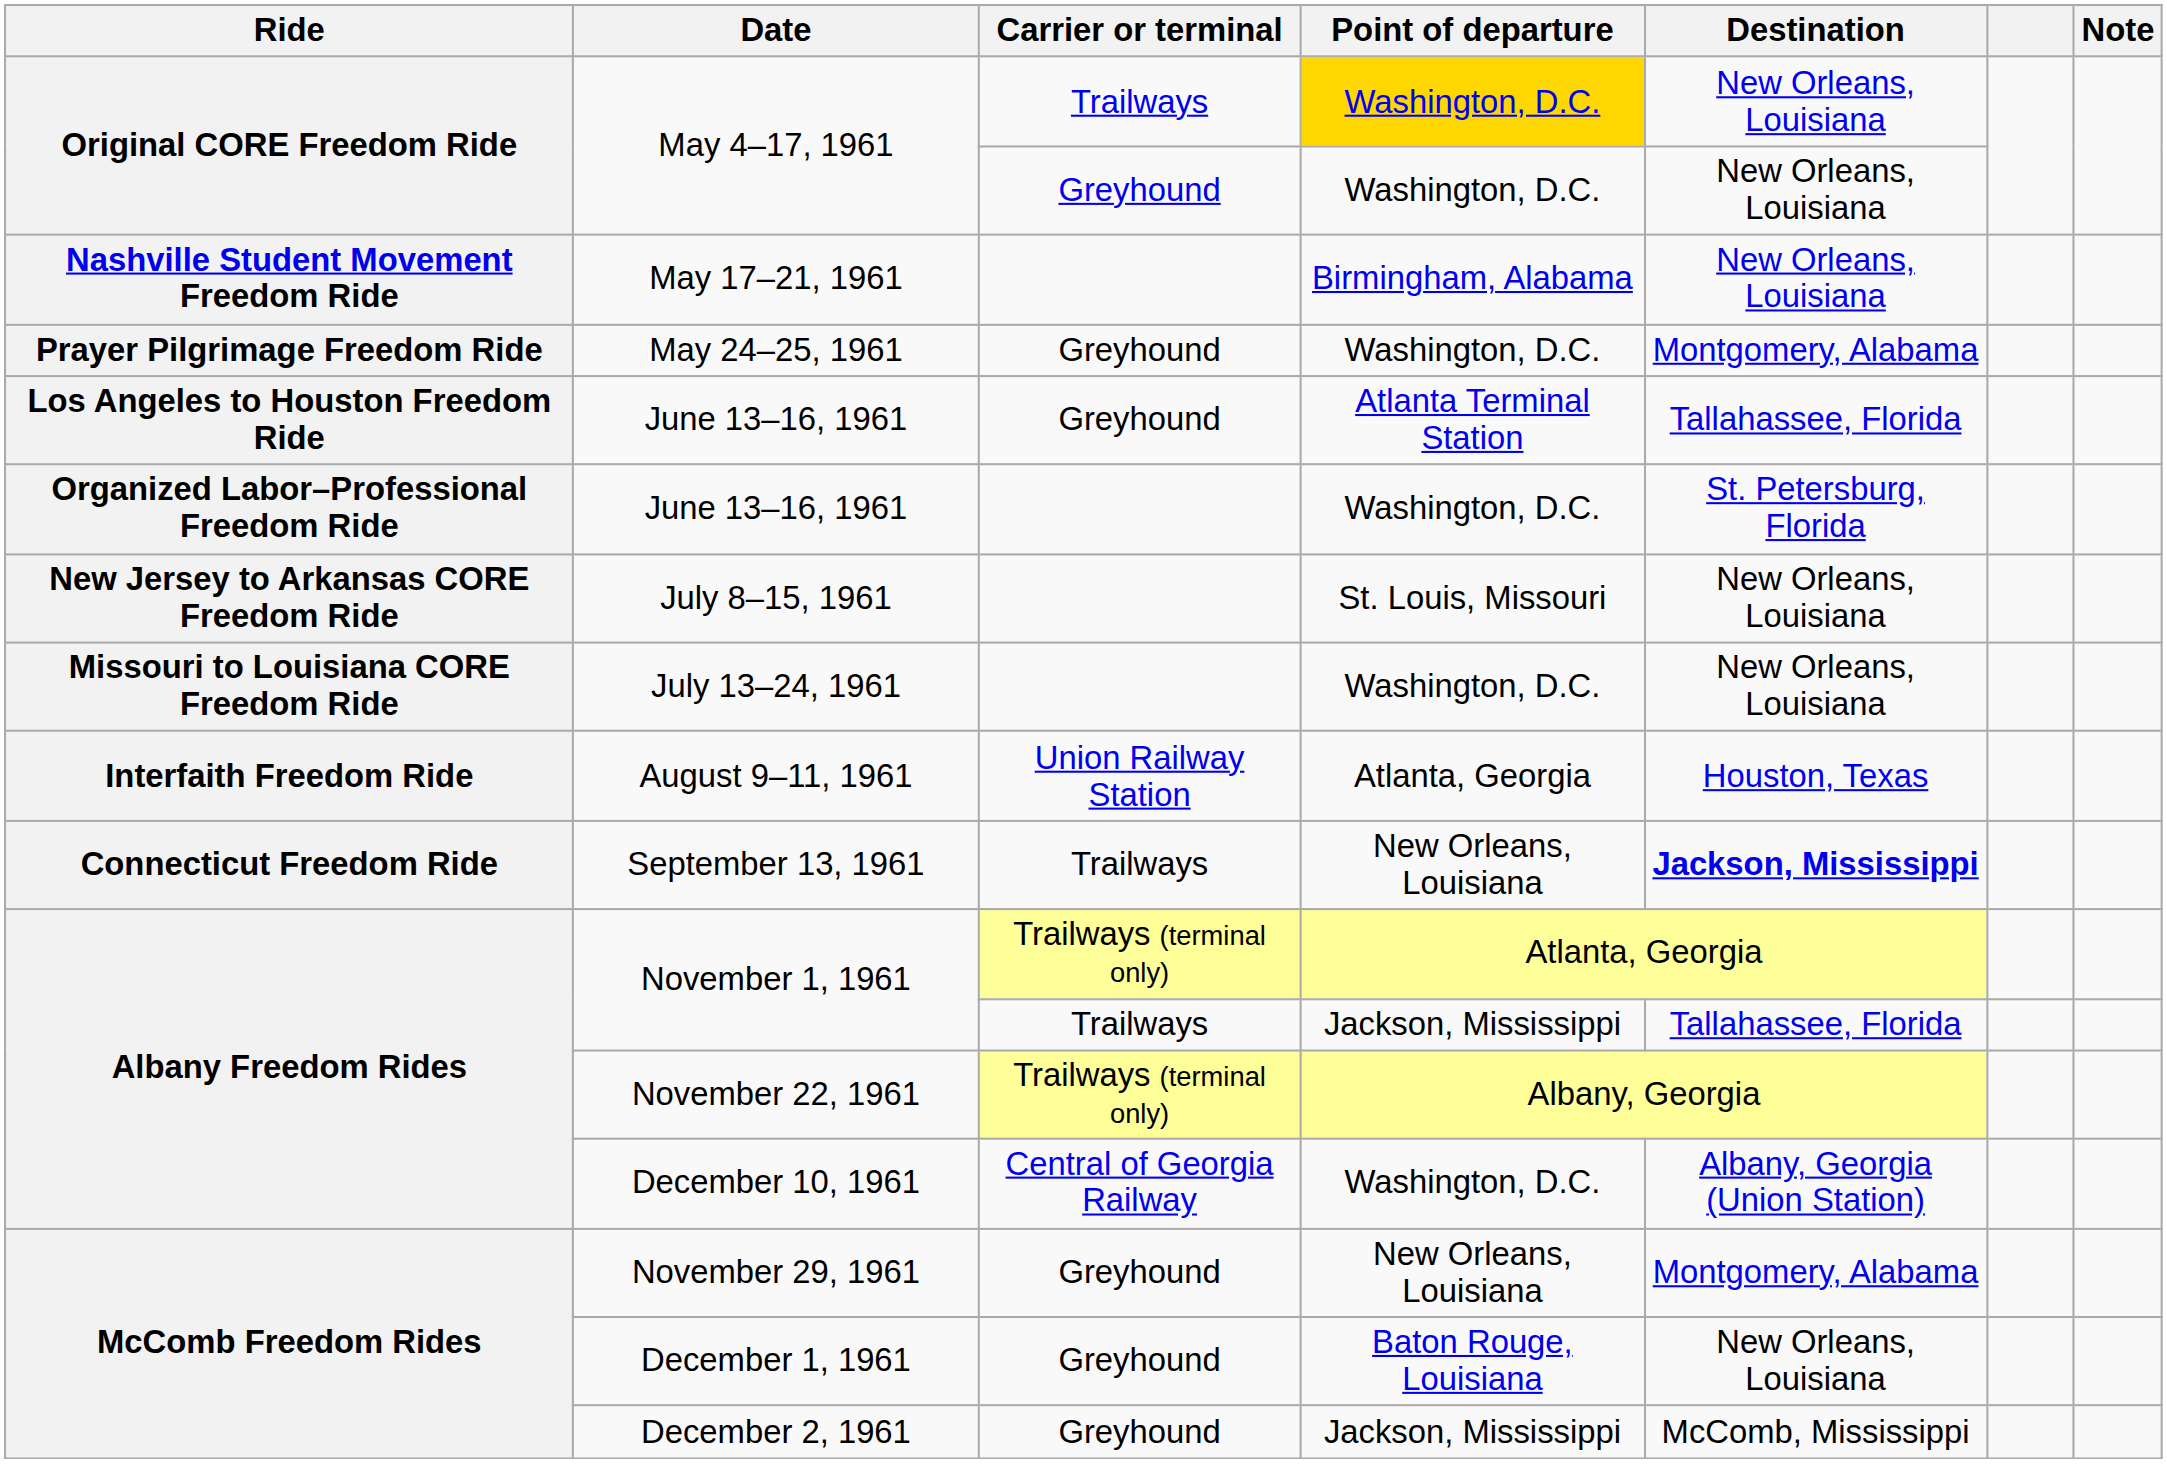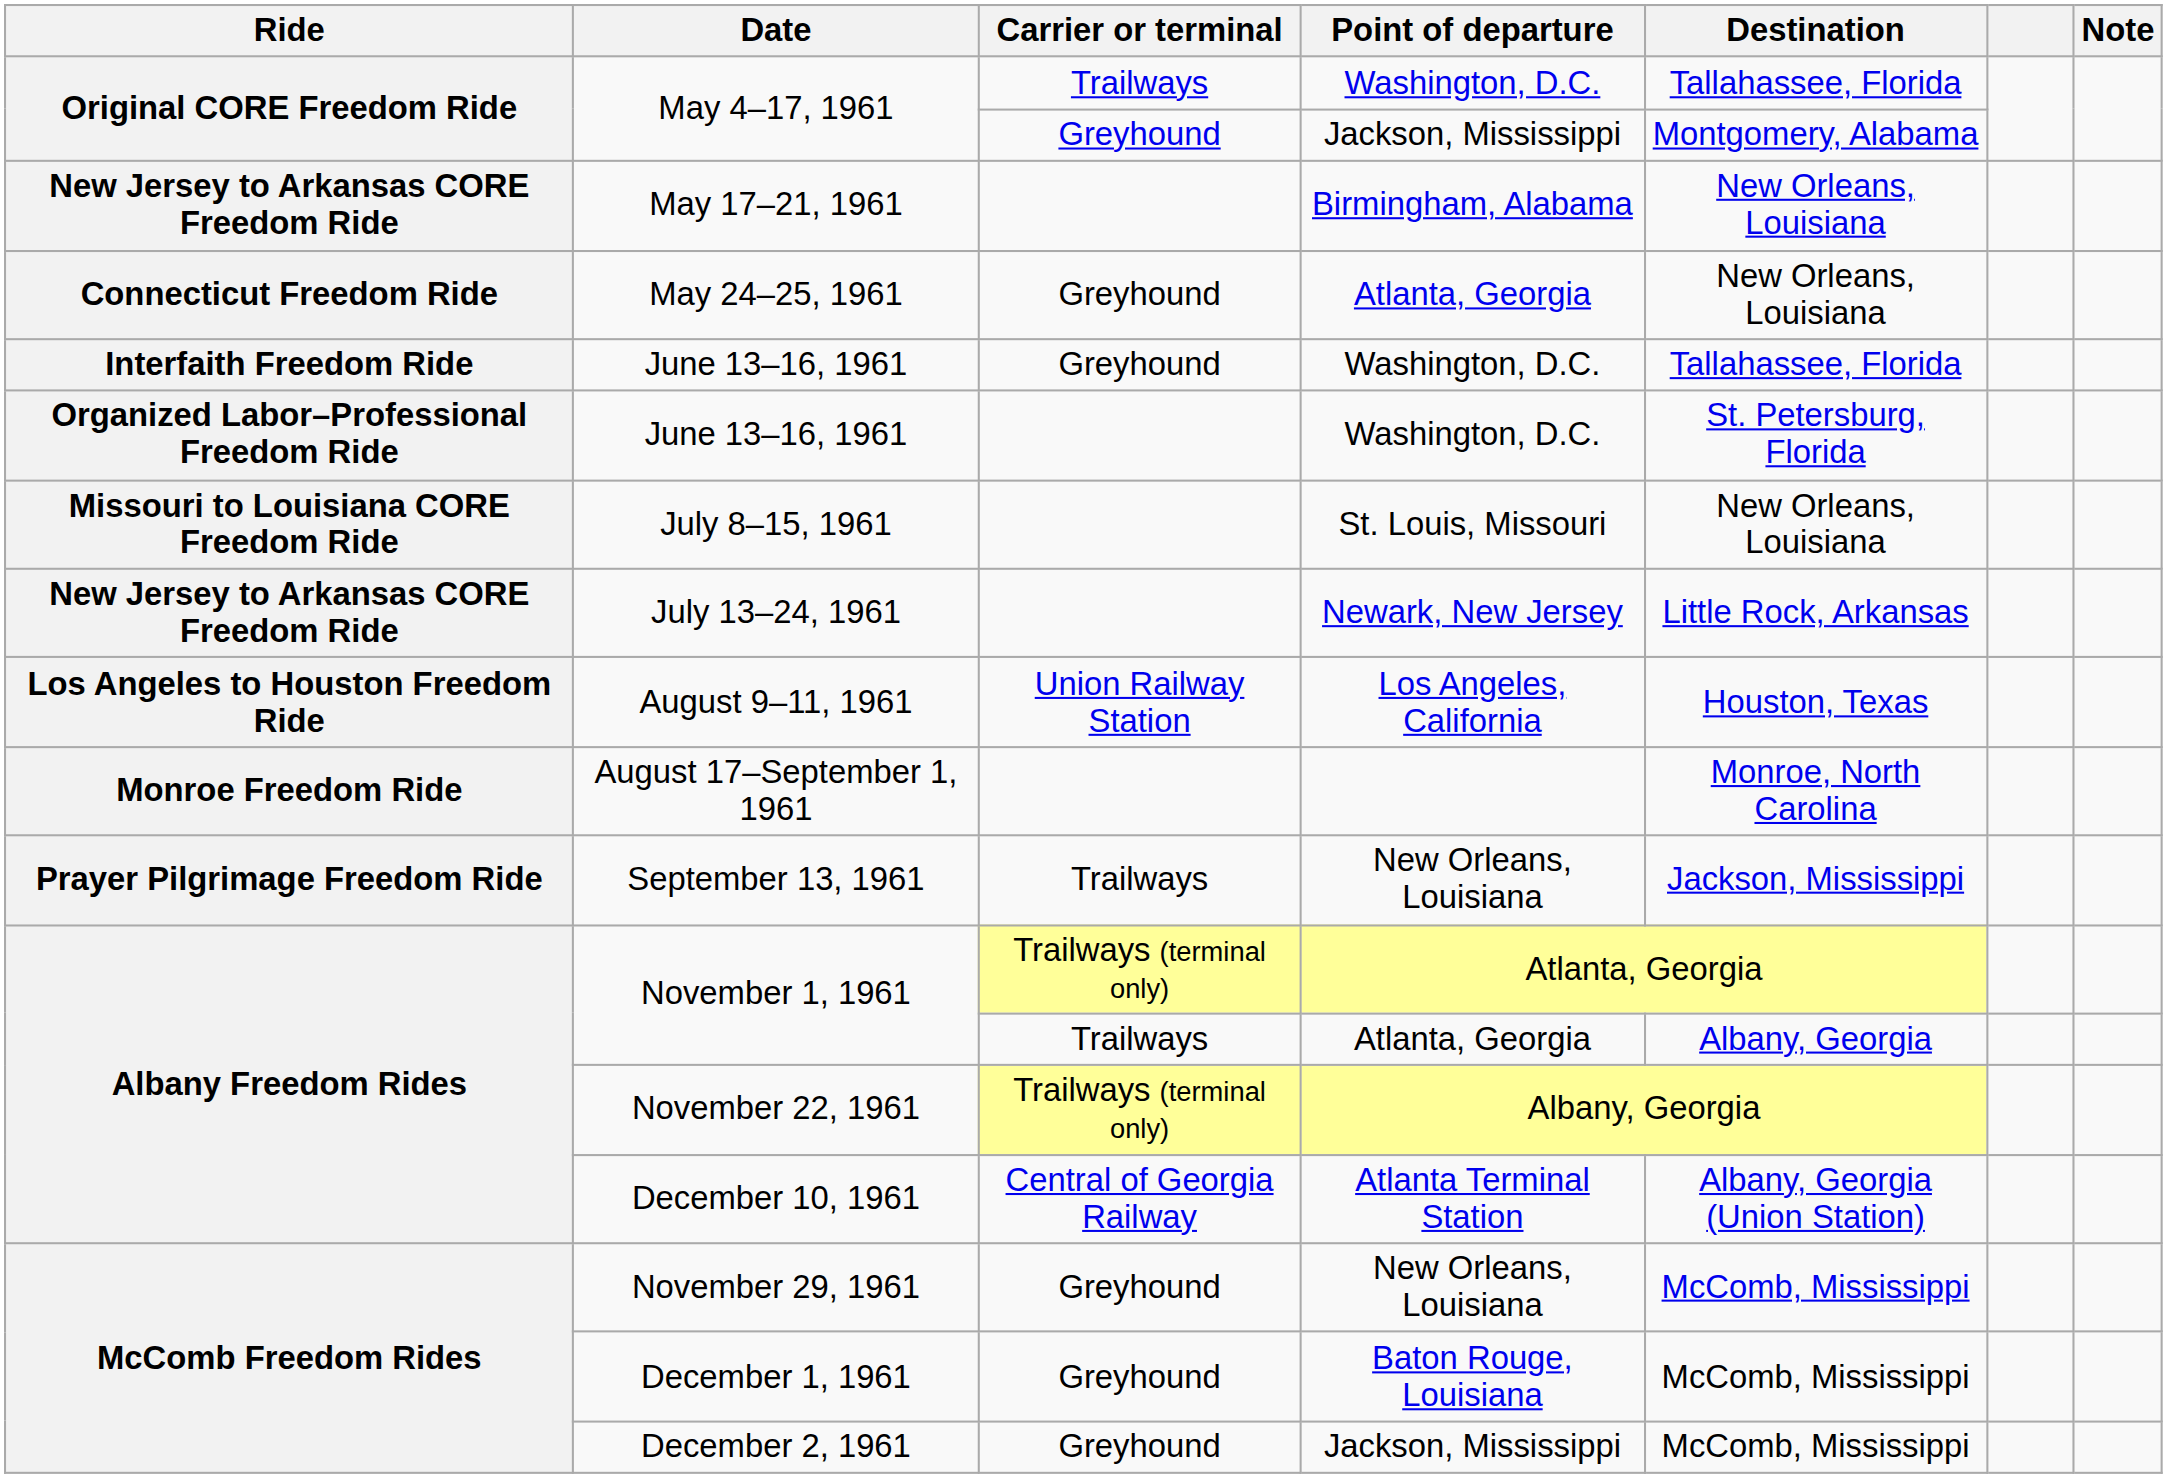(1472, 100) gold background -> (1472, 82) no background
(1816, 100) New Orleans, Louisiana -> (1816, 82) Tallahassee, Florida
(1472, 189) Washington, D.C. -> (1472, 134) Jackson, Mississippi
(1816, 189) New Orleans, Louisiana -> (1816, 134) Montgomery, Alabama
(289, 278) Nashville Student Movement Freedom Ride -> (289, 205) New Jersey to Arkansas CORE Freedom Ride
(289, 349) Prayer Pilgrimage Freedom Ride -> (289, 293) Connecticut Freedom Ride
(1472, 349) Washington, D.C. -> (1472, 293) Atlanta, Georgia
(1816, 349) Montgomery, Alabama -> (1816, 293) New Orleans, Louisiana
(289, 419) Los Angeles to Houston Freedom Ride -> (289, 364) Interfaith Freedom Ride
(1472, 419) Atlanta Terminal Station -> (1472, 364) Washington, D.C.
(289, 597) New Jersey to Arkansas CORE Freedom Ride -> (289, 523) Missouri to Louisiana CORE Freedom Ride
(289, 686) Missouri to Louisiana CORE Freedom Ride -> (289, 612) New Jersey to Arkansas CORE Freedom Ride
(1472, 686) Washington, D.C. -> (1472, 612) Newark, New Jersey
(1816, 686) New Orleans, Louisiana -> (1816, 612) Little Rock, Arkansas
(289, 775) Interfaith Freedom Ride -> (289, 701) Los Angeles to Houston Freedom Ride
(1472, 775) Atlanta, Georgia -> (1472, 701) Los Angeles, California
+ row: (776, 790)
(289, 864) Connecticut Freedom Ride -> (289, 879) Prayer Pilgrimage Freedom Ride
(1816, 864) bold -> (1816, 879) normal
(1472, 1023) Jackson, Mississippi -> (1472, 1038) Atlanta, Georgia
(1816, 1023) Tallahassee, Florida -> (1816, 1038) Albany, Georgia
(1472, 1183) Washington, D.C. -> (1472, 1198) Atlanta Terminal Station
(1816, 1272) Montgomery, Alabama -> (1816, 1287) McComb, Mississippi
(1816, 1360) New Orleans, Louisiana -> (1816, 1376) McComb, Mississippi
